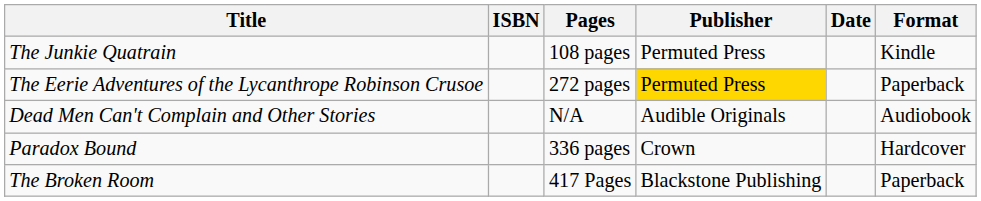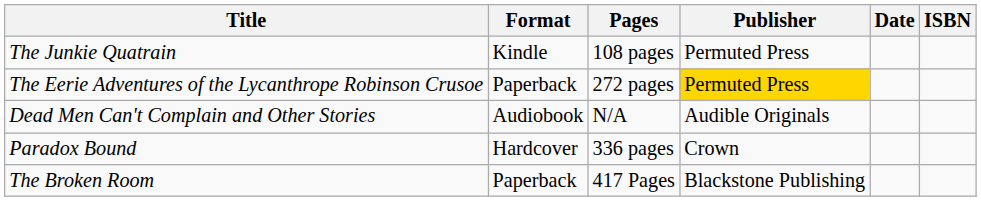columns swapped: (926, 20) <-> (516, 20)
